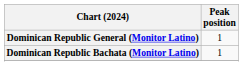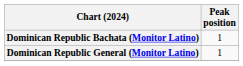rows swapped: (103, 53) <-> (103, 38)
